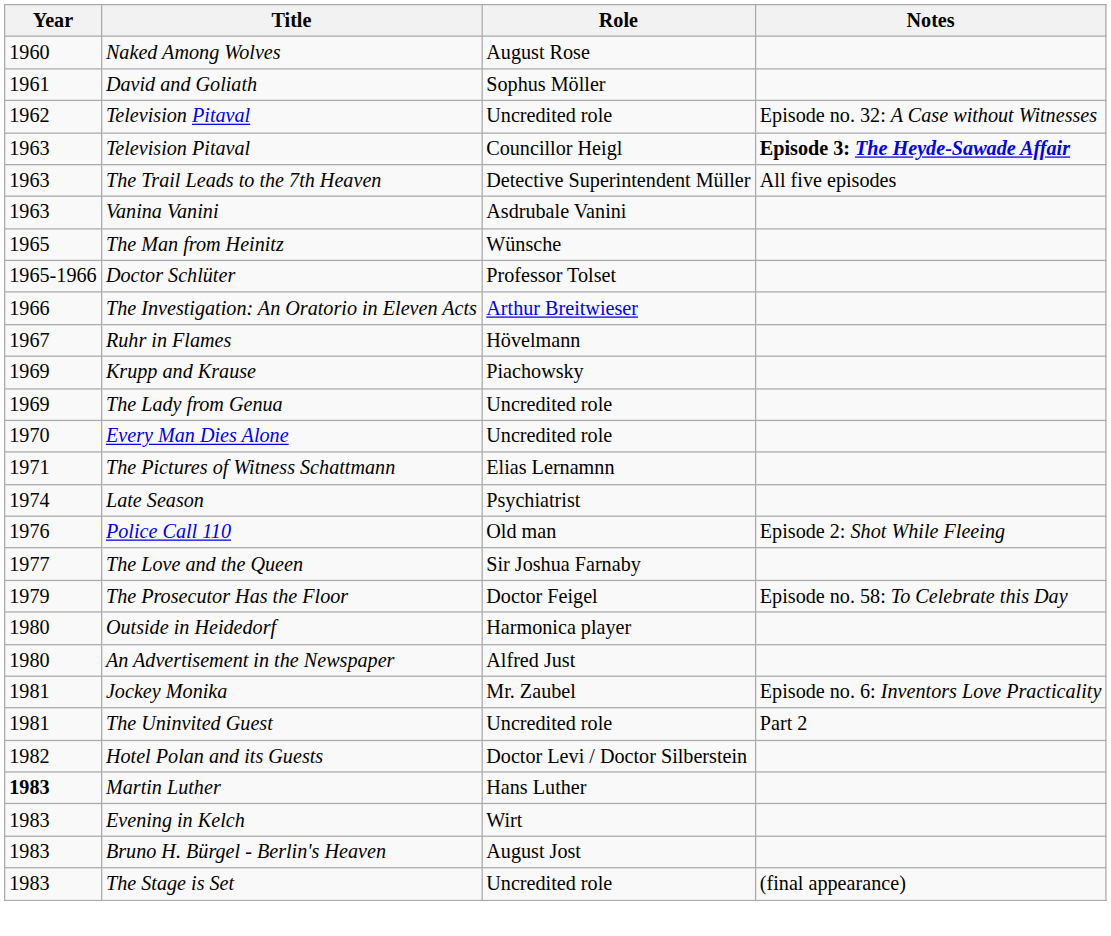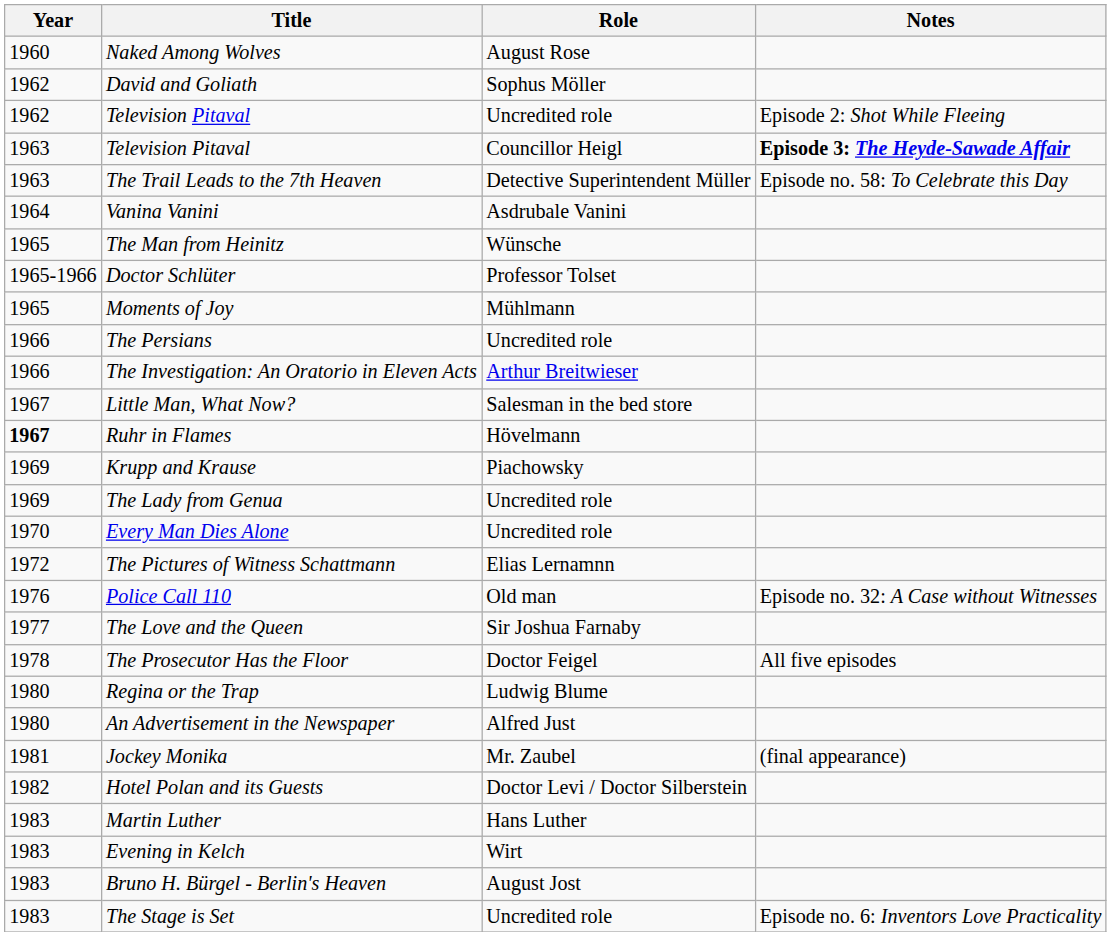(29, 84) 1961 -> (29, 84) 1962
(928, 116) Episode no. 32: A Case without Witnesses -> (882, 116) Episode 2: Shot While Fleeing
(828, 180) All five episodes -> (914, 180) Episode no. 58: To Celebrate this Day
(29, 212) 1963 -> (29, 212) 1964
+ row: (170, 308)
+ row: (159, 340)
+ row: (201, 404)
(29, 340) normal -> (29, 436) bold
(29, 468) 1971 -> (29, 564) 1972
- row: (155, 500)
(882, 532) Episode 2: Shot While Fleeing -> (928, 595) Episode no. 32: A Case without Witnesses
(29, 595) 1979 -> (29, 659) 1978
(914, 595) Episode no. 58: To Celebrate this Day -> (828, 659) All five episodes
+ row: (182, 691)
- row: (191, 627)
(931, 691) Episode no. 6: Inventors Love Practicality -> (833, 755) (final appearance)
- row: (189, 723)
(29, 787) bold -> (29, 819) normal
(833, 883) (final appearance) -> (931, 915) Episode no. 6: Inventors Love Practicality
